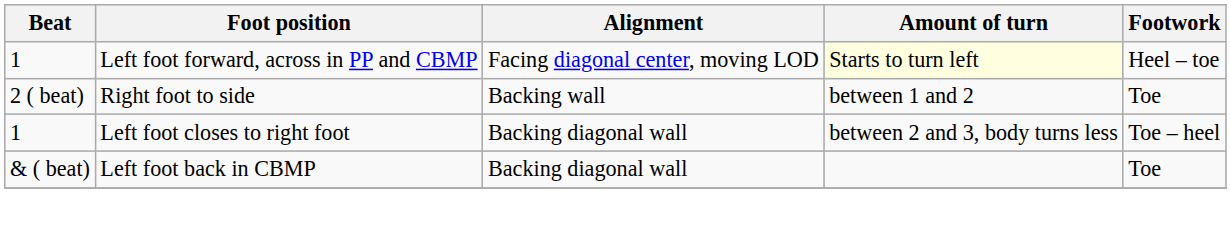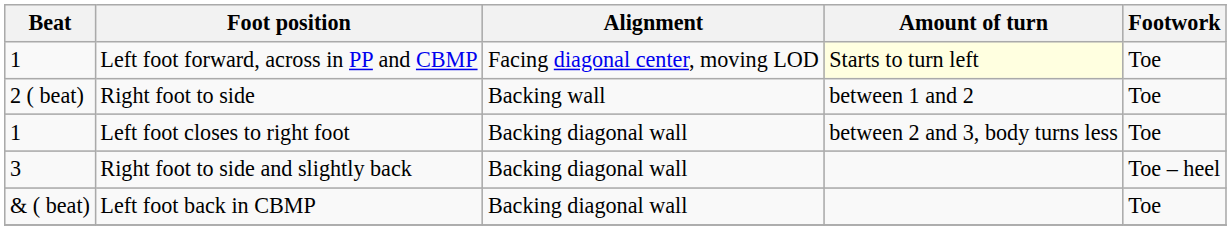(1174, 59) Heel – toe -> (1145, 59) Toe
(1174, 132) Toe – heel -> (1145, 132) Toe
+ row: (256, 169)
